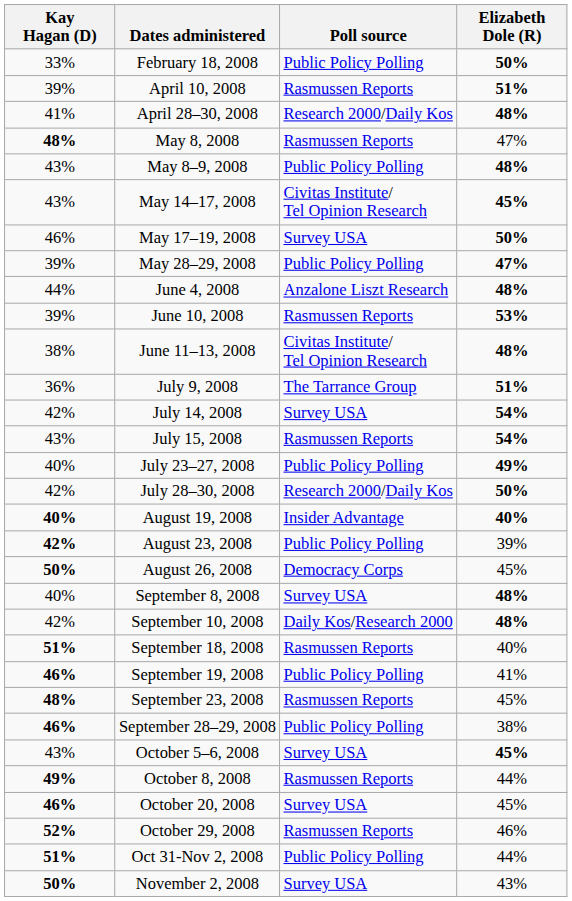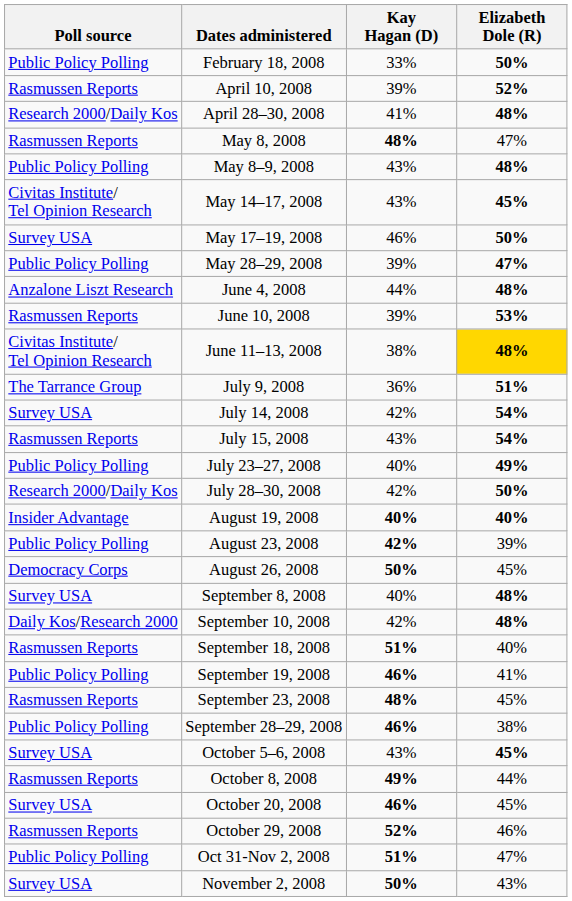columns swapped: (368, 36) <-> (60, 26)
(512, 88) 51% -> (512, 88) 52%
(512, 351) no background -> (512, 351) gold background
(512, 857) 44% -> (512, 857) 47%
